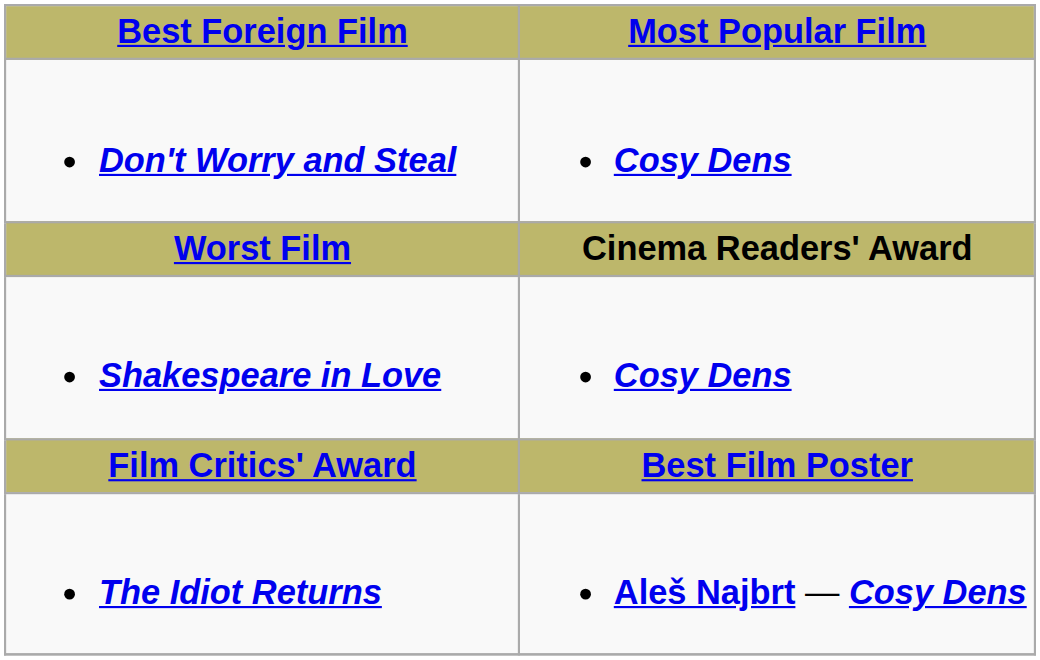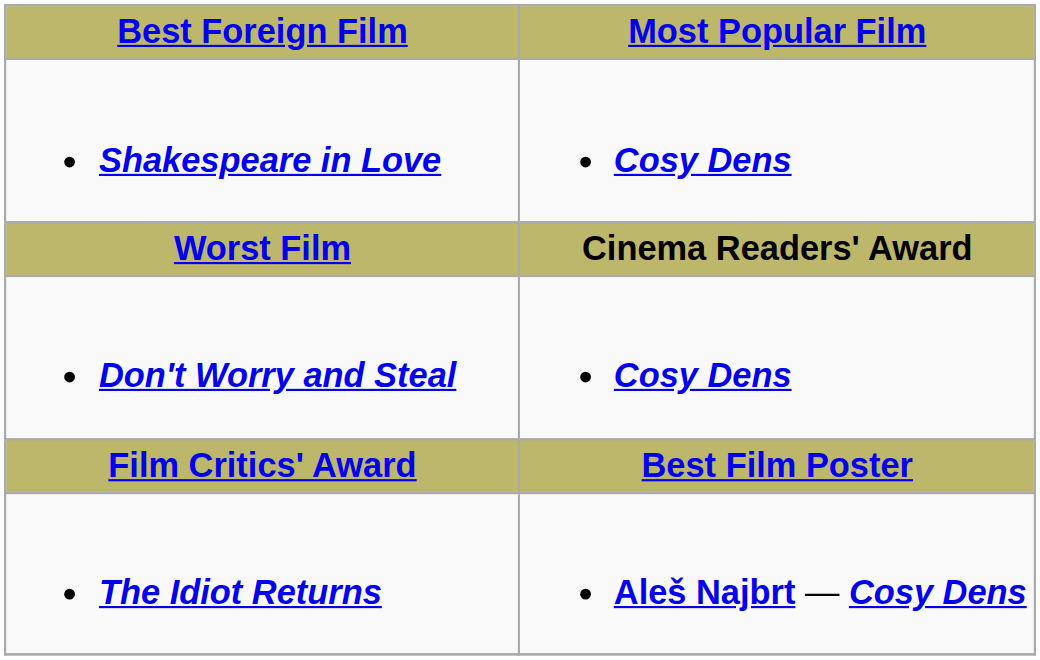rows swapped: (262, 377) <-> (262, 160)
